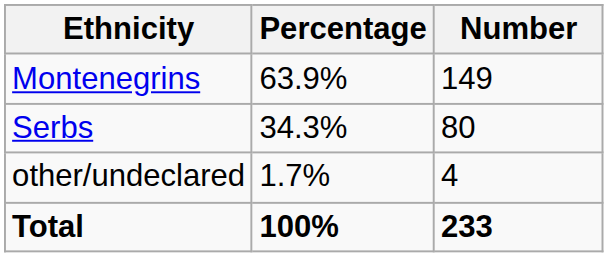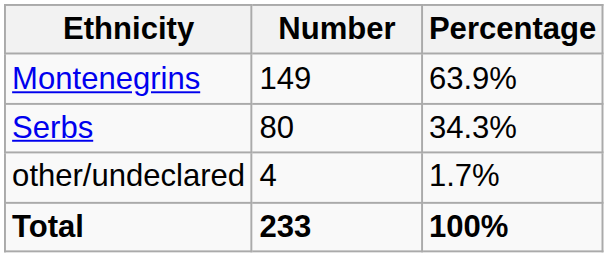columns swapped: (519, 29) <-> (343, 29)
